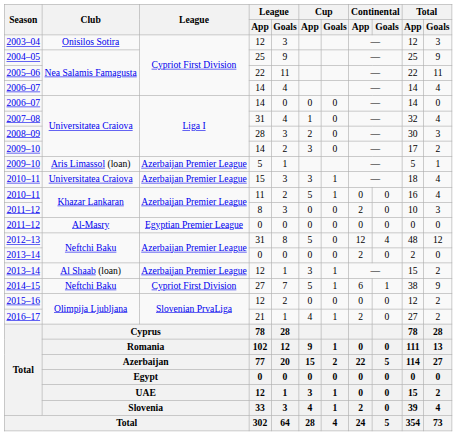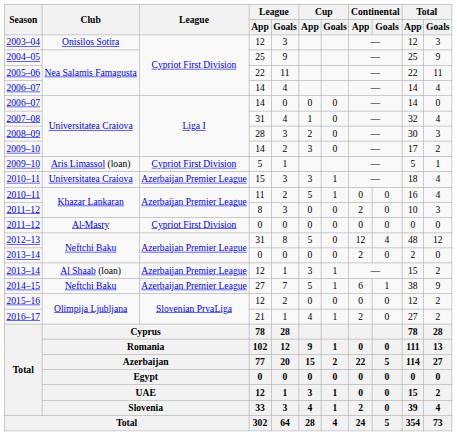(194, 164) Azerbaijan Premier League -> (194, 164) Cypriot First Division
(194, 225) Egyptian Premier League -> (194, 225) Cypriot First Division
(194, 286) Cypriot First Division -> (194, 286) Azerbaijan Premier League
